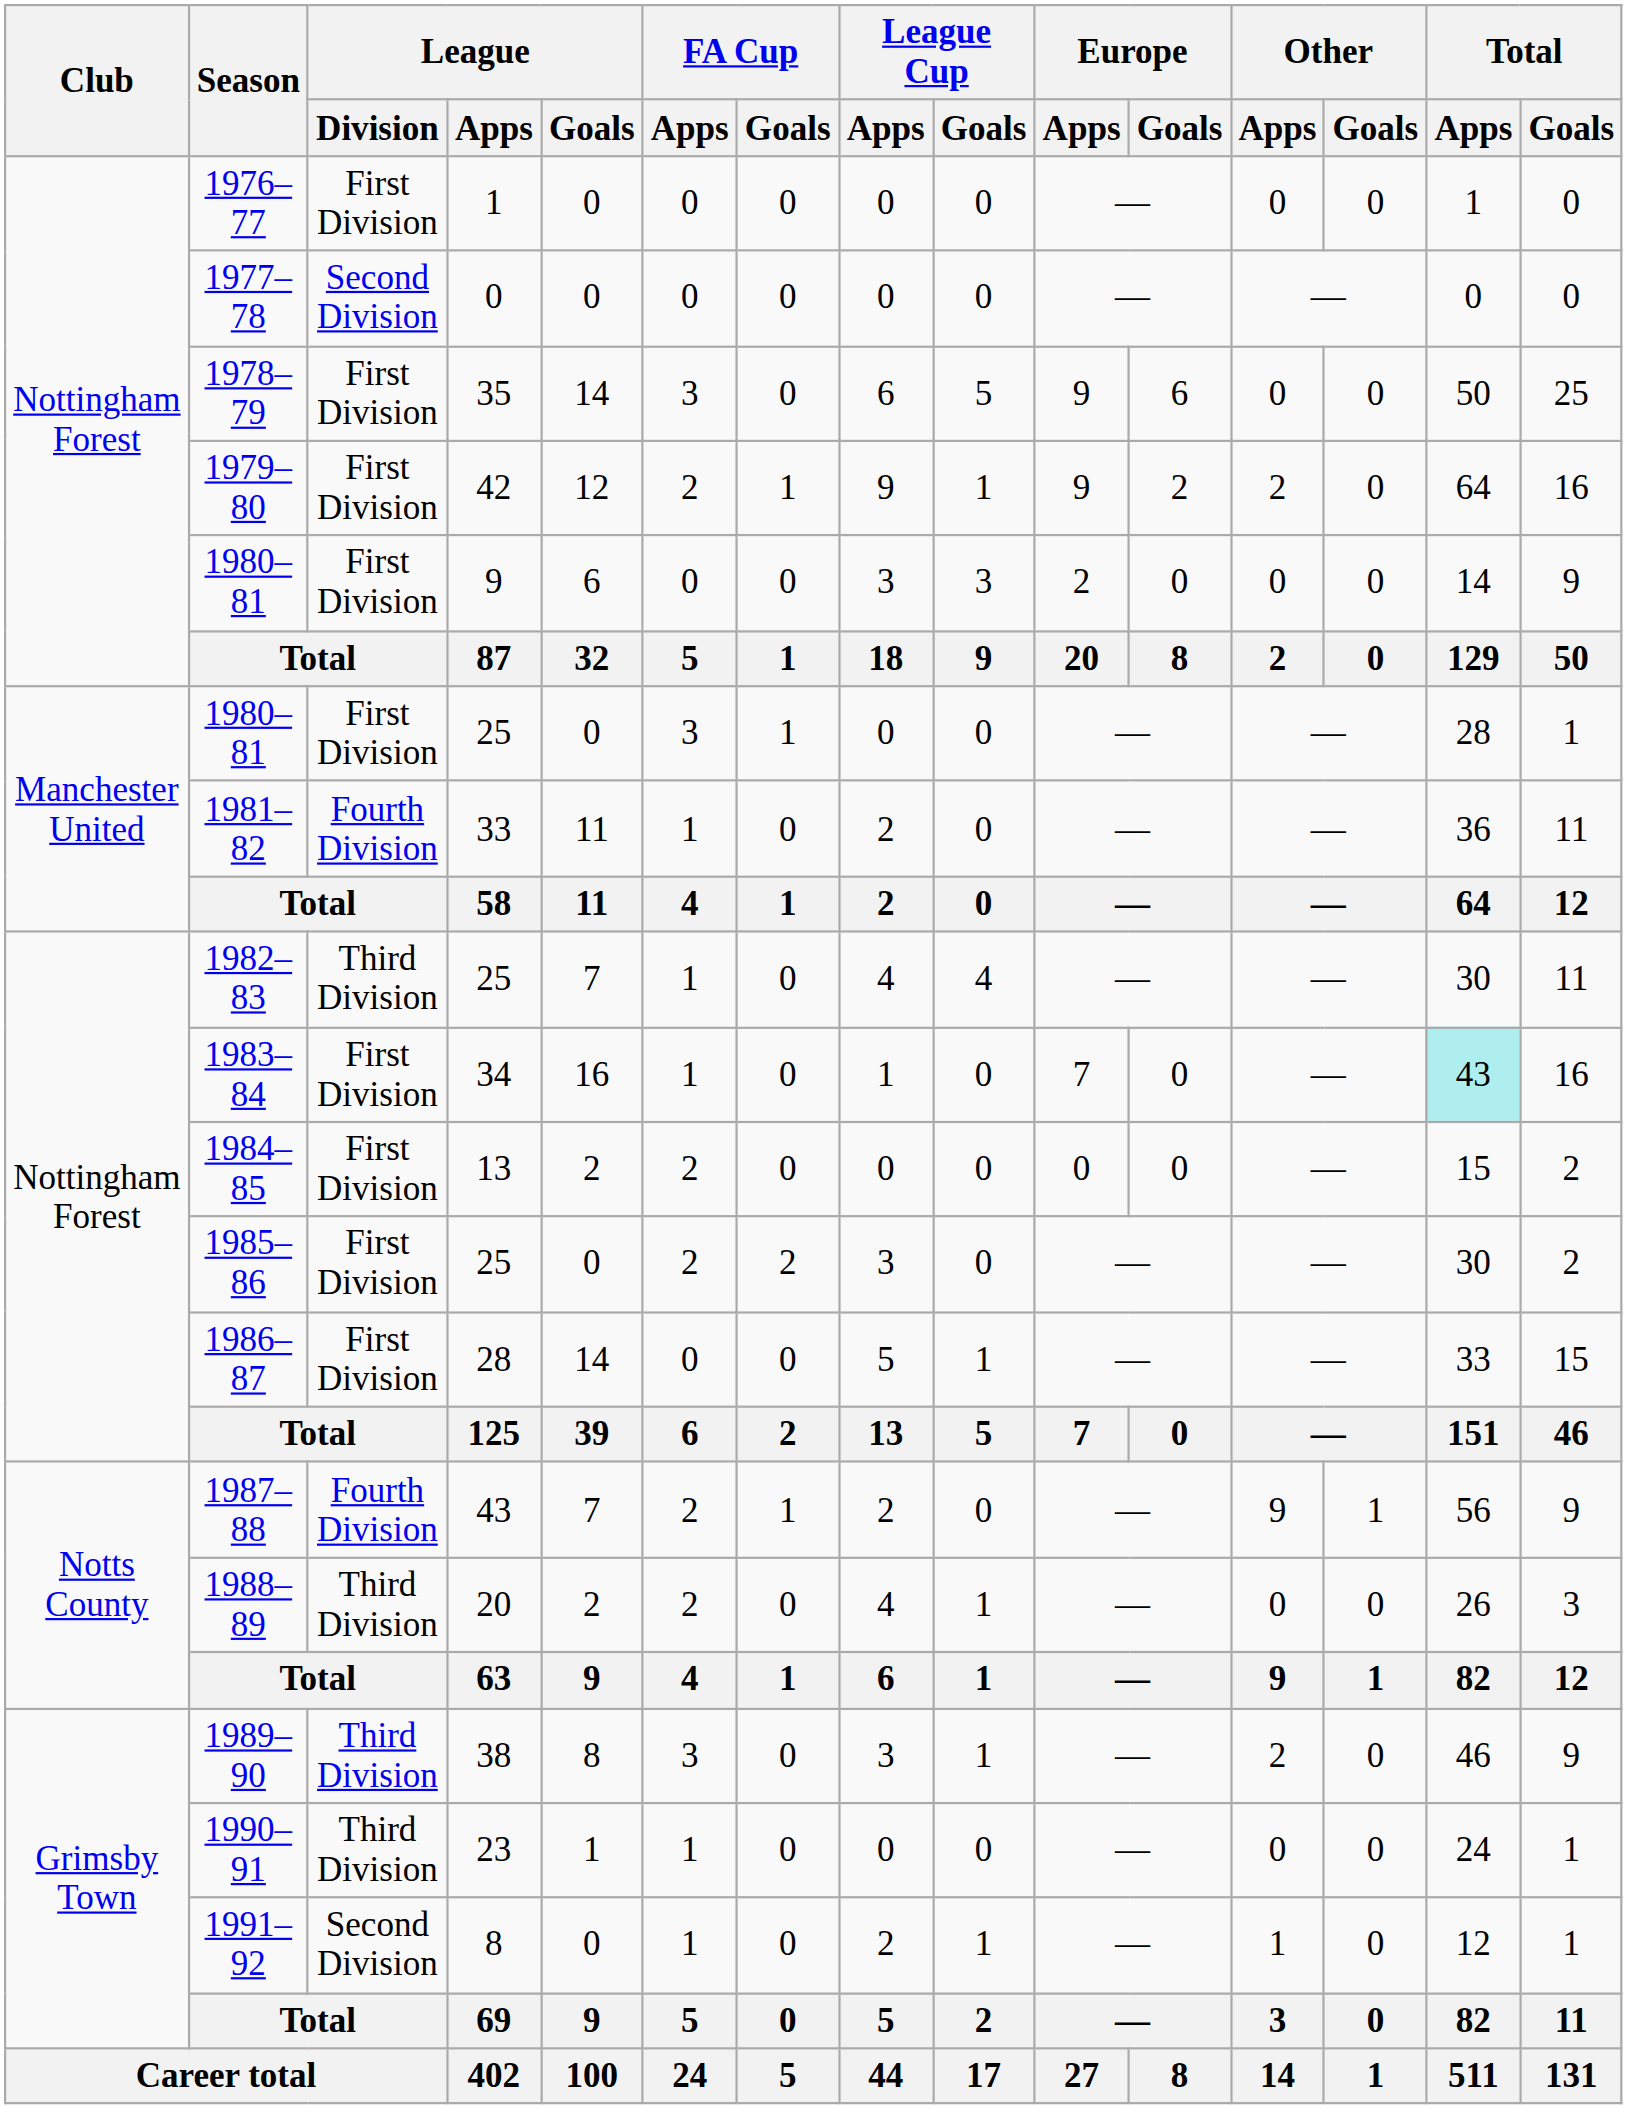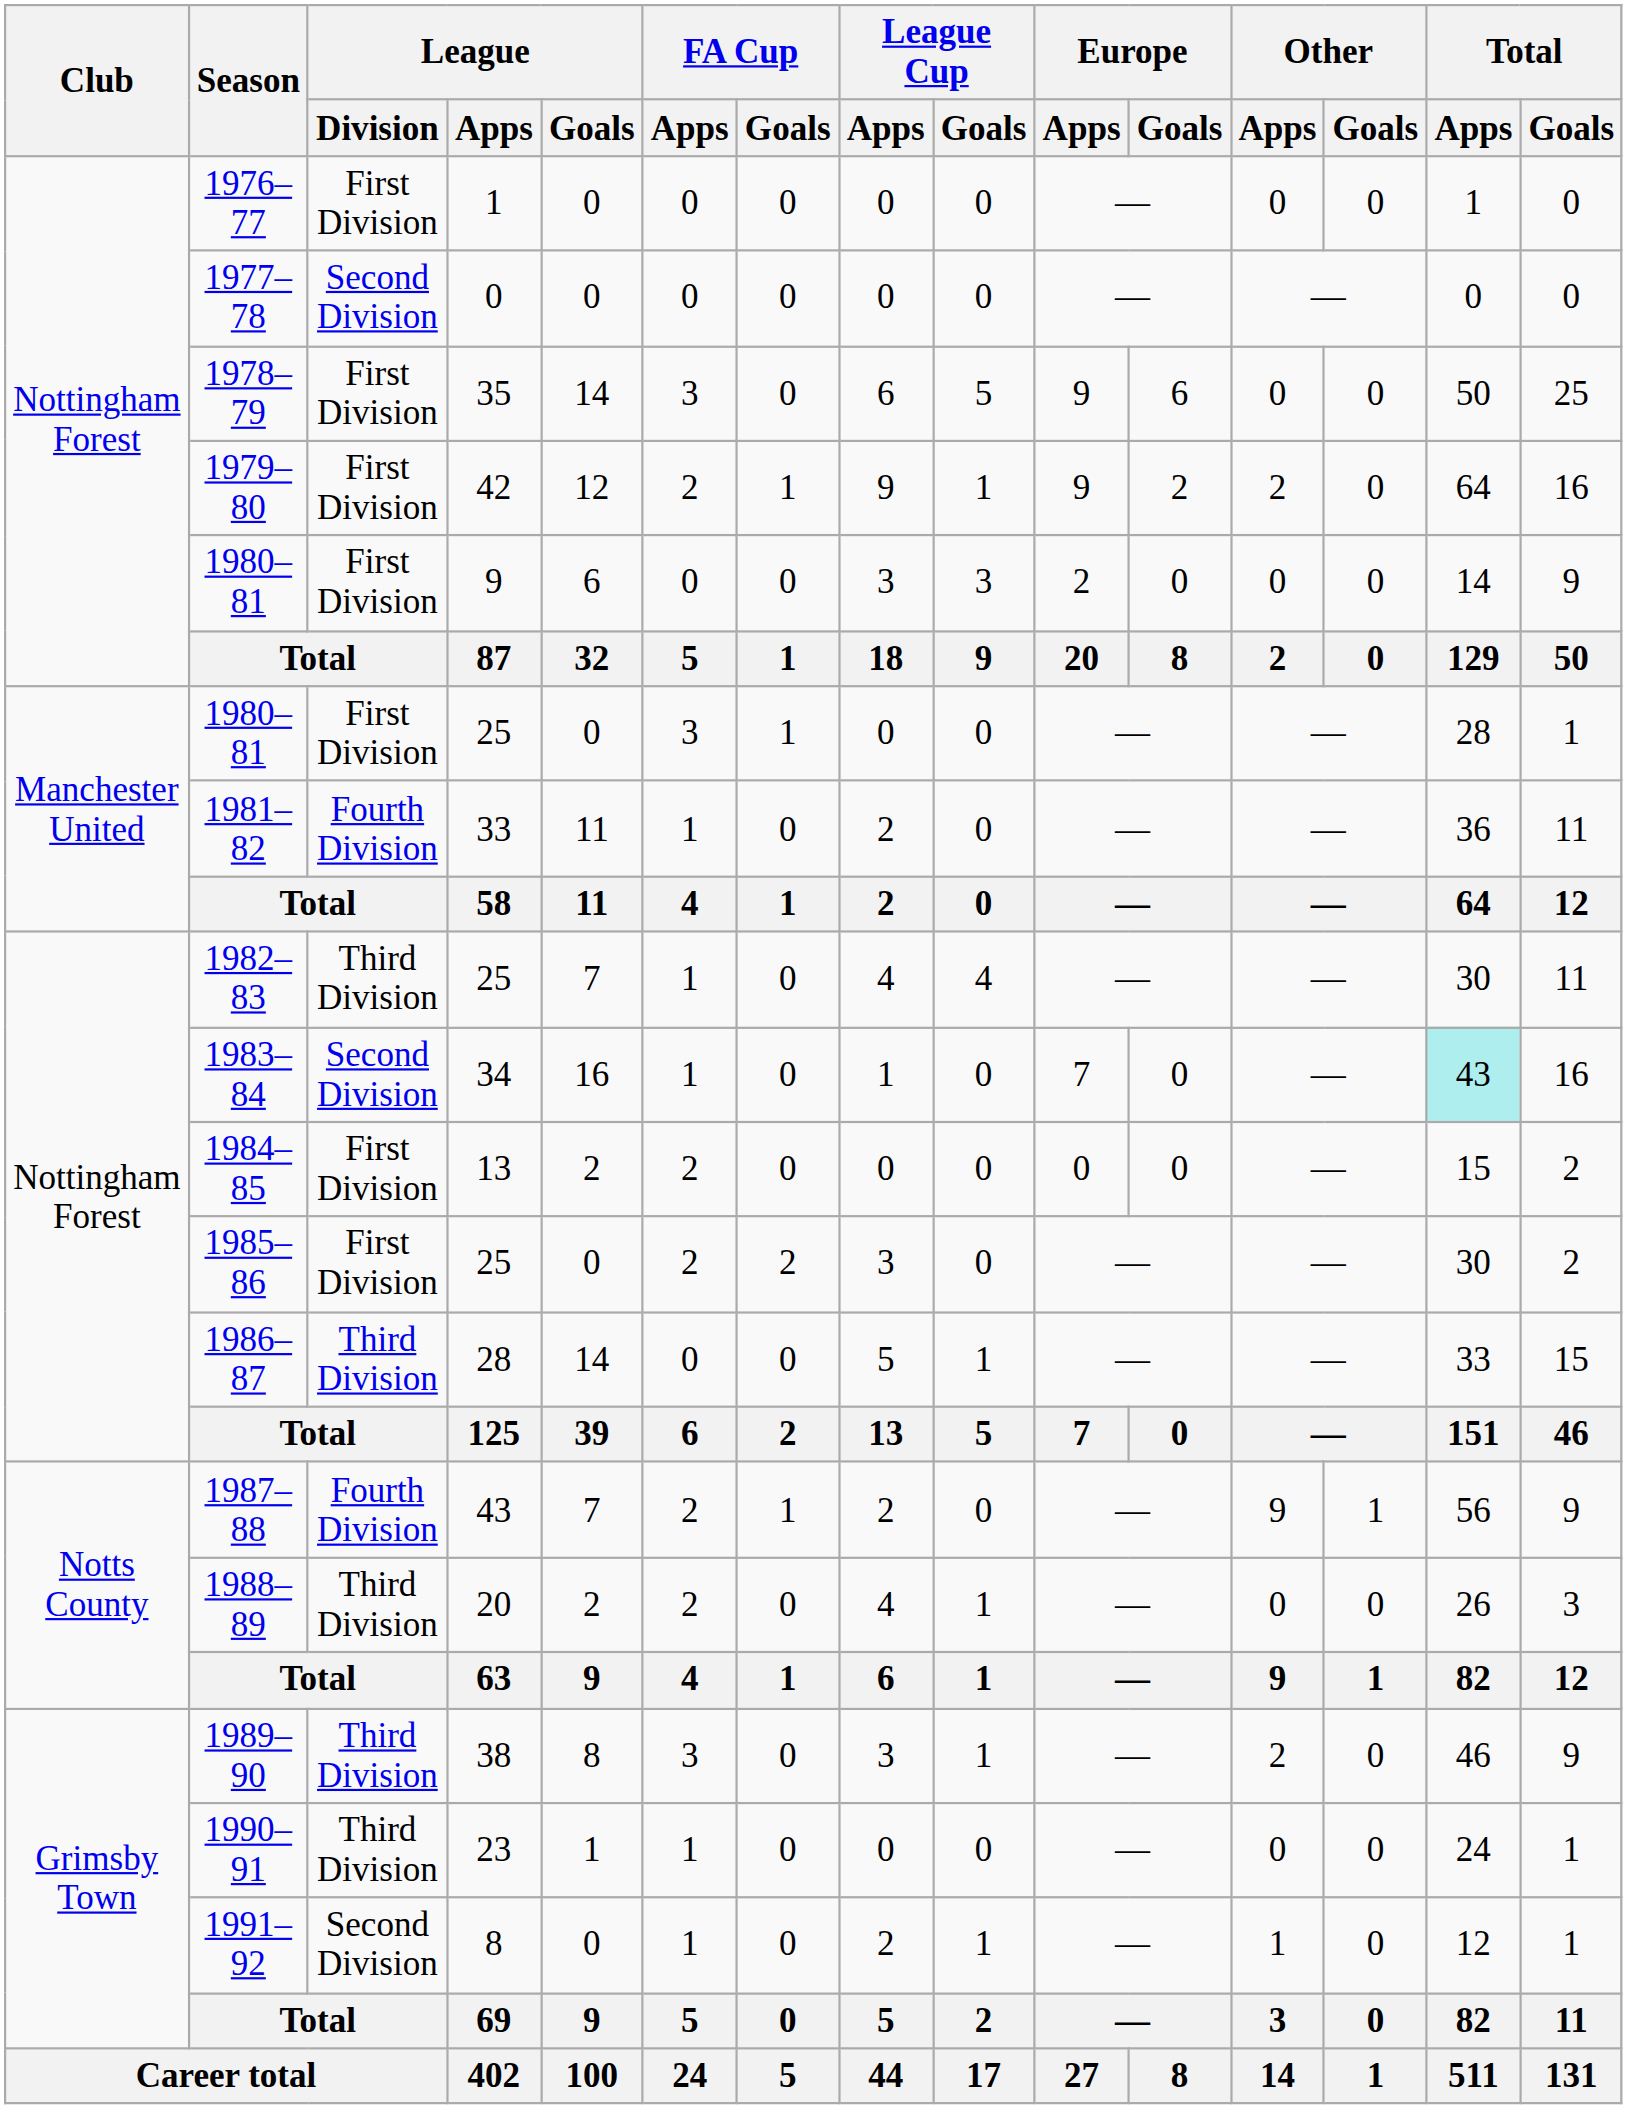(377, 1073) First Division -> (377, 1073) Second Division
(377, 1358) First Division -> (377, 1358) Third Division
